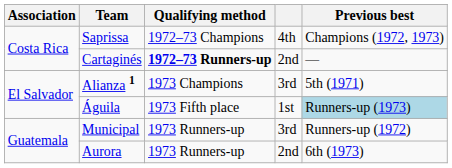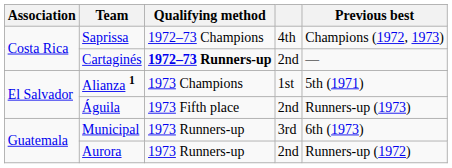(287, 83) 3rd -> (286, 83) 1st
(286, 107) 1st -> (288, 107) 2nd
(358, 107) lightblue background -> (358, 107) no background
(358, 129) Runners-up (1972) -> (334, 129) 6th (1973)
(334, 151) 6th (1973) -> (358, 151) Runners-up (1972)
